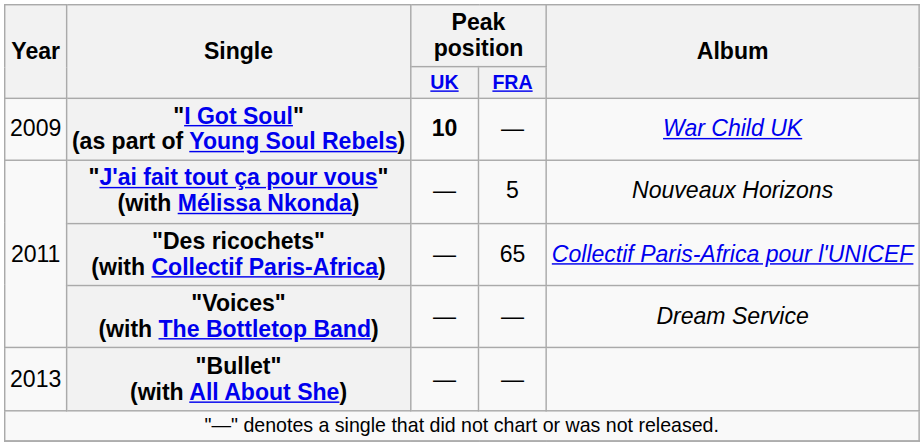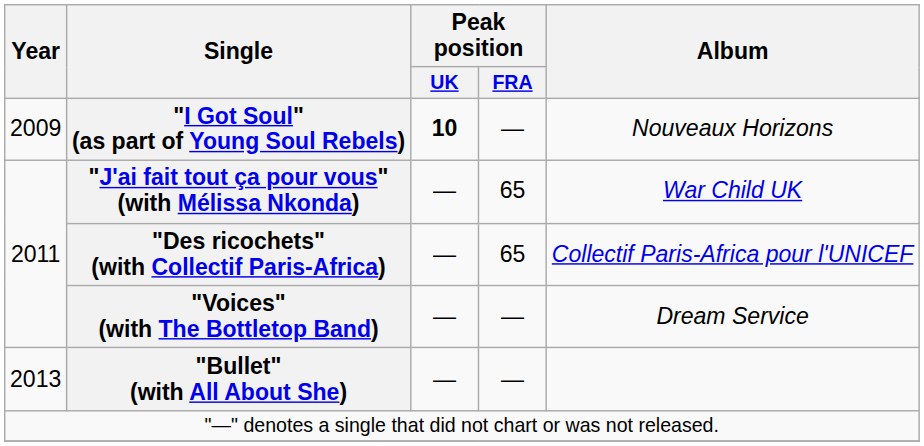(733, 129) War Child UK -> (733, 129) Nouveaux Horizons
(513, 191) 5 -> (513, 191) 65
(733, 191) Nouveaux Horizons -> (733, 191) War Child UK
